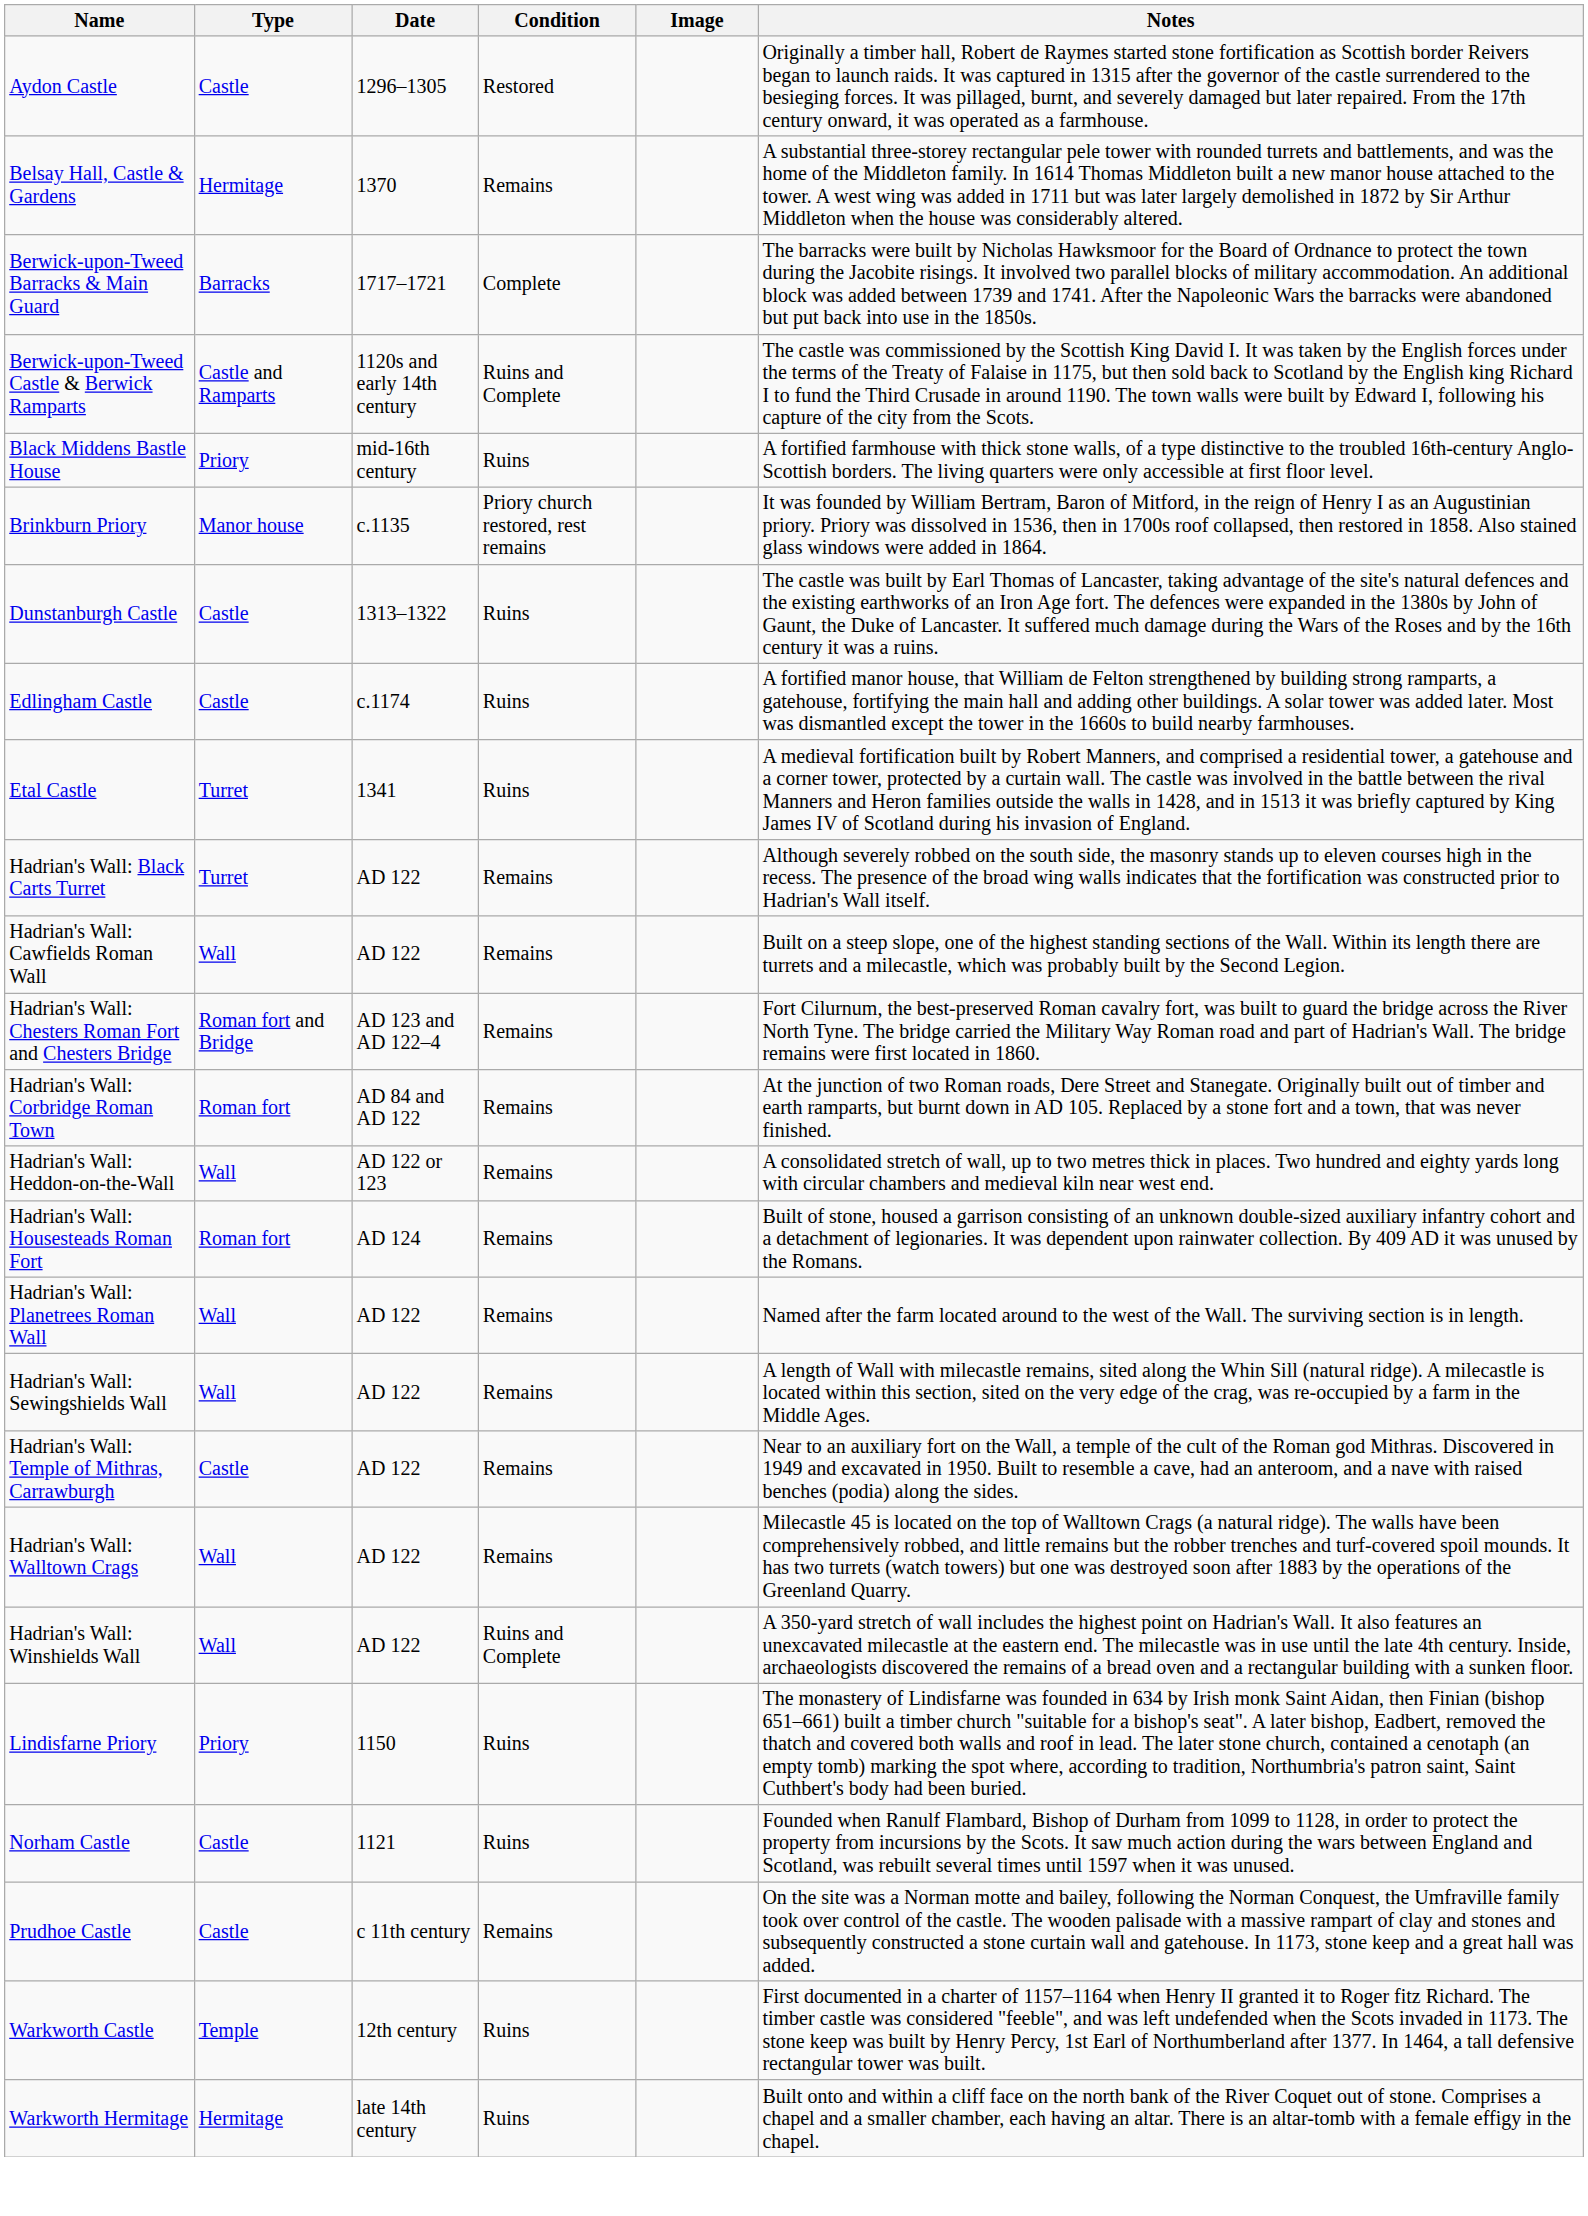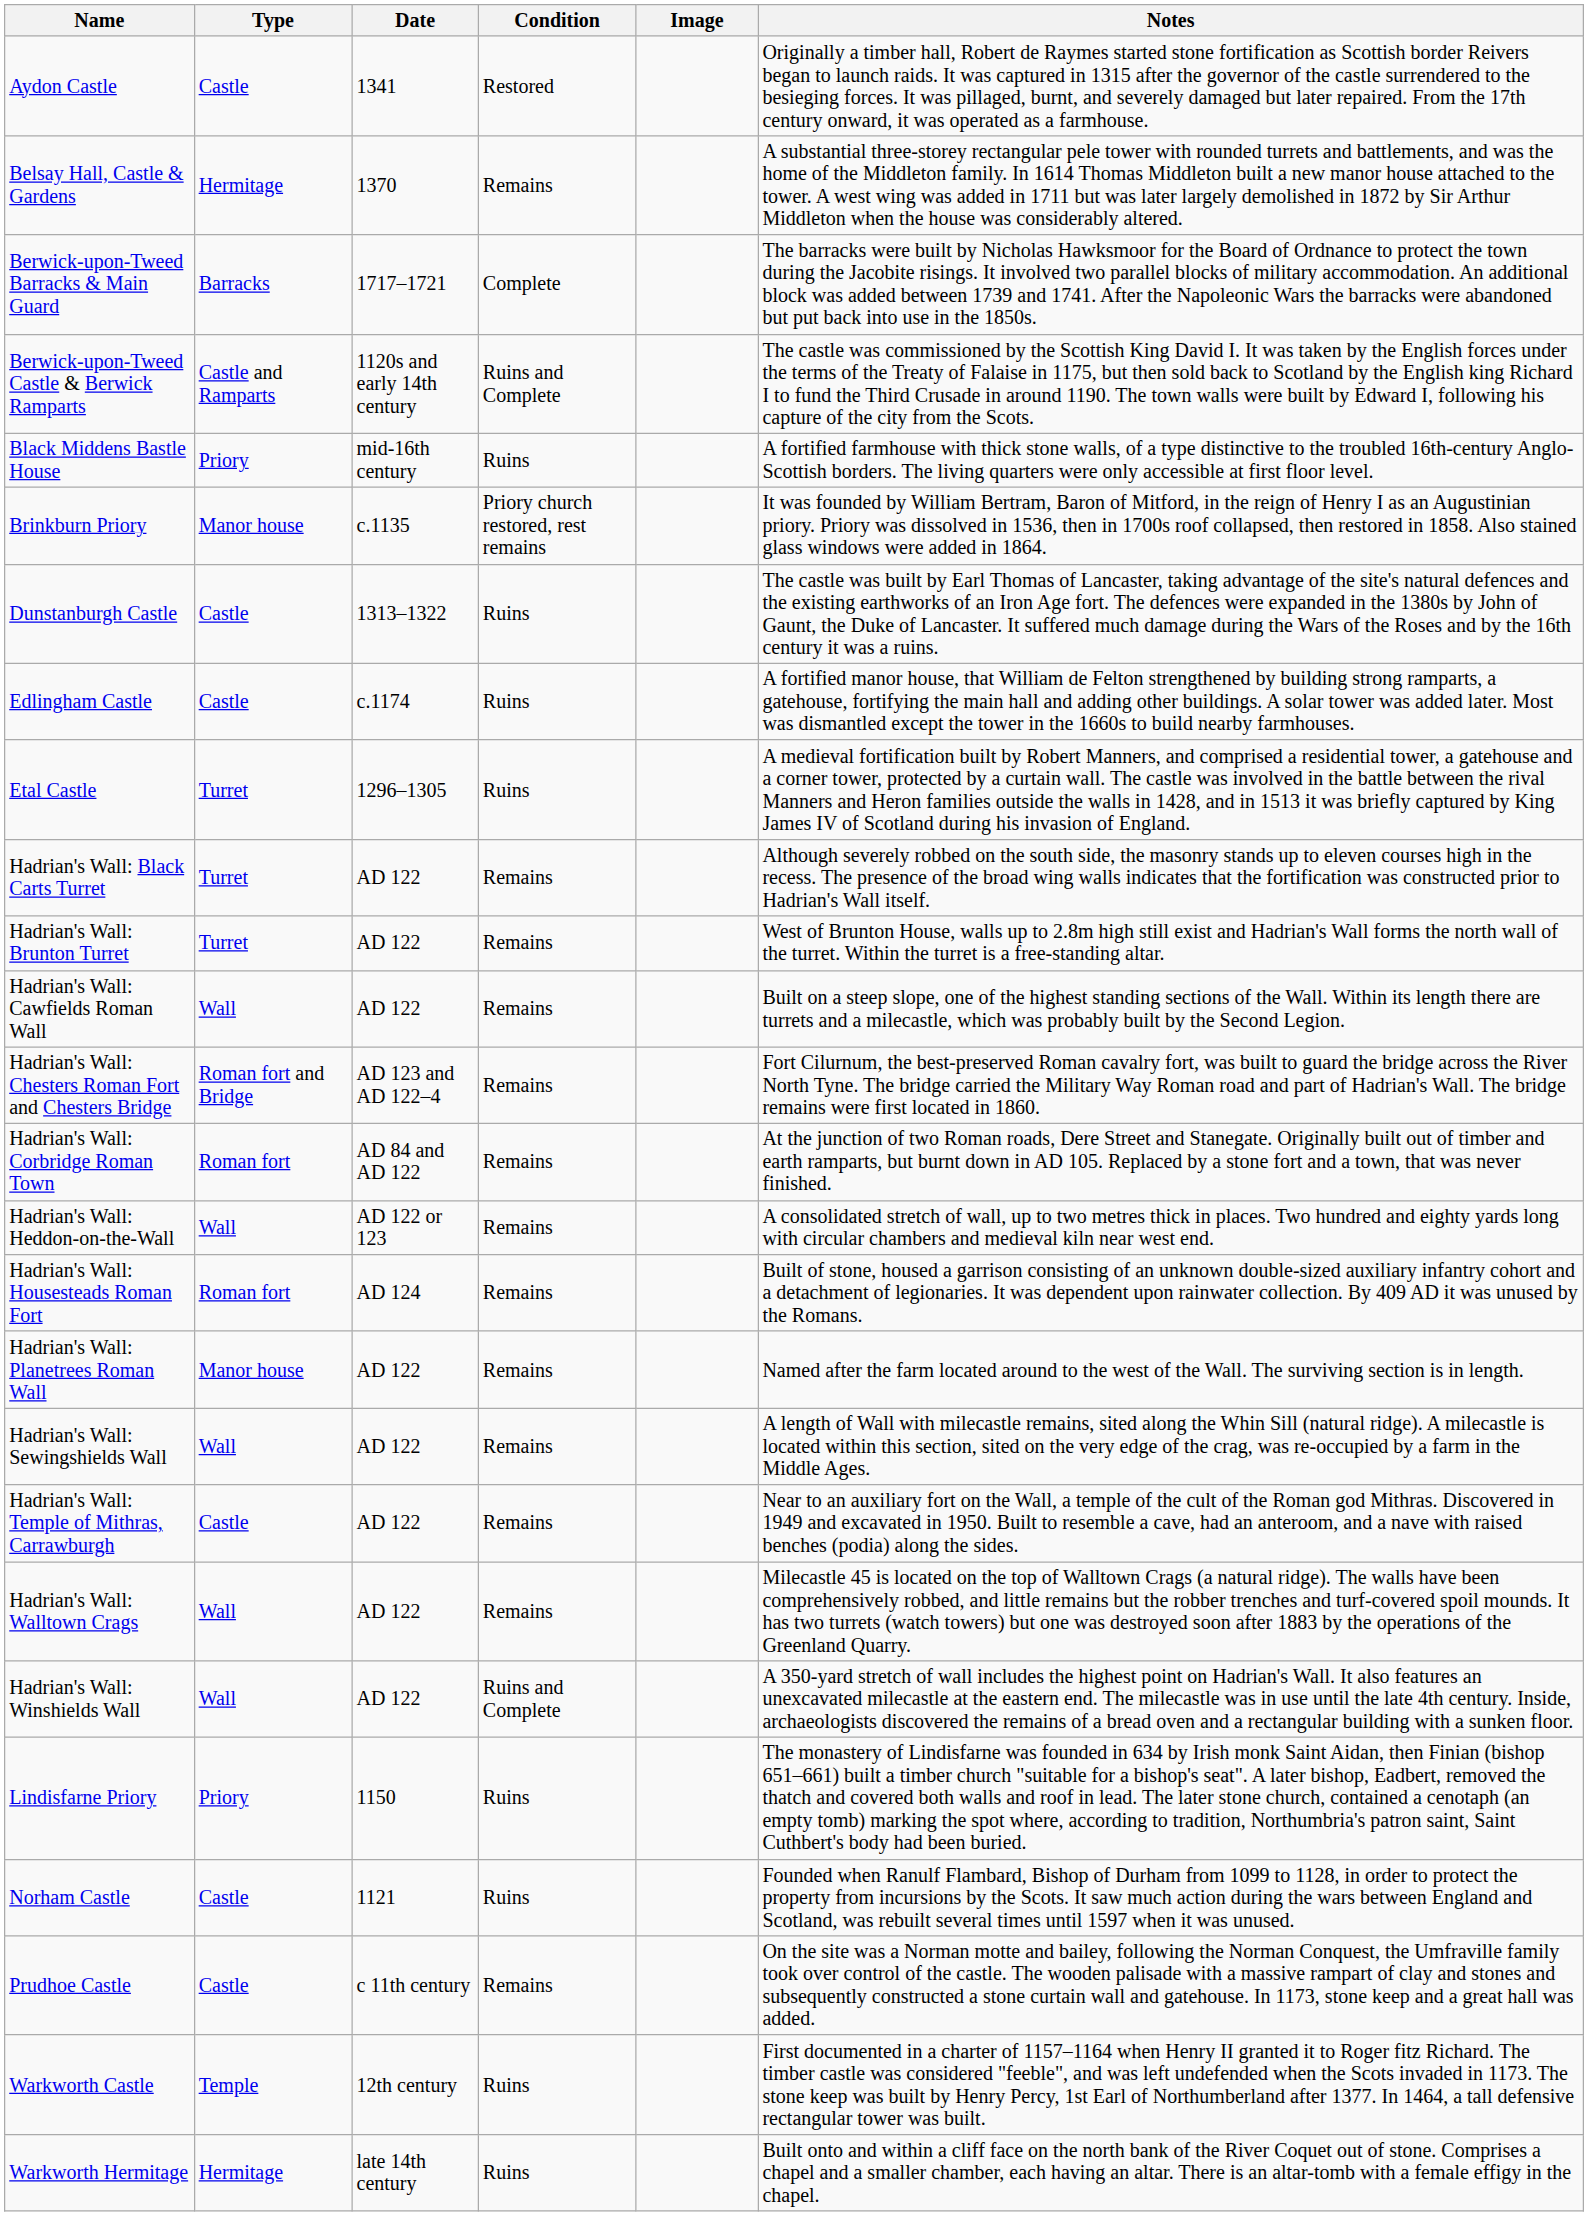(402, 85) 1296–1305 -> (377, 85) 1341
(377, 789) 1341 -> (402, 789) 1296–1305
+ row: (71, 943)
(217, 1315) Wall -> (251, 1369) Manor house
